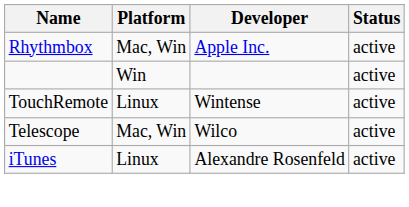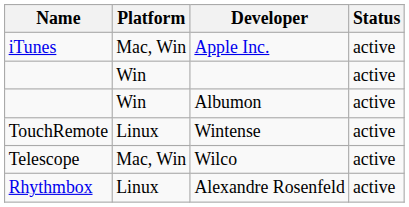(51, 46) Rhythmbox -> (33, 46) iTunes
+ row: (228, 103)
(33, 159) iTunes -> (51, 187) Rhythmbox
